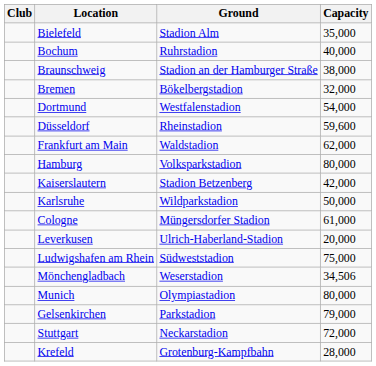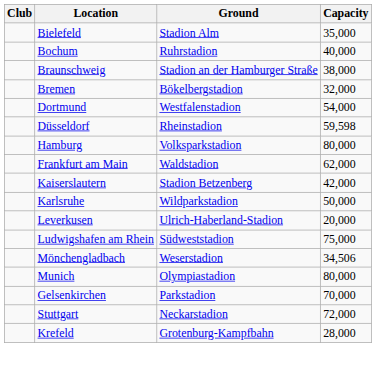(339, 126) 59,600 -> (339, 126) 59,598
rows swapped: (83, 145) <-> (60, 164)
- row: (58, 220)
(339, 314) 79,000 -> (339, 295) 70,000
